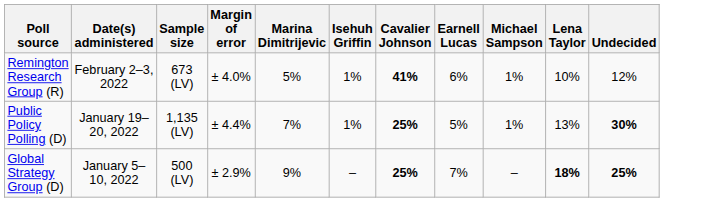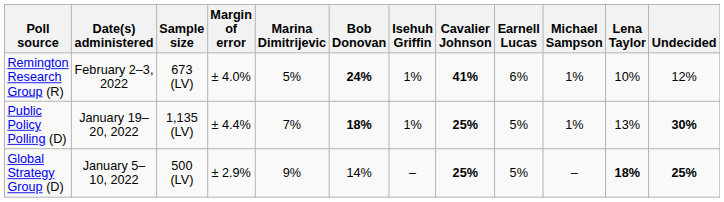+ column: (359, 36)
(459, 173) 7% -> (519, 173) 5%
